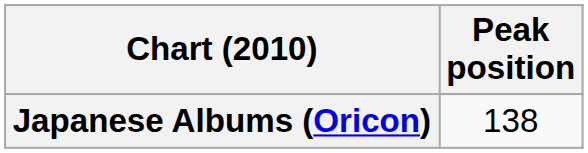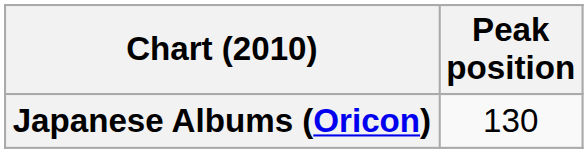(511, 120) 138 -> (511, 120) 130
